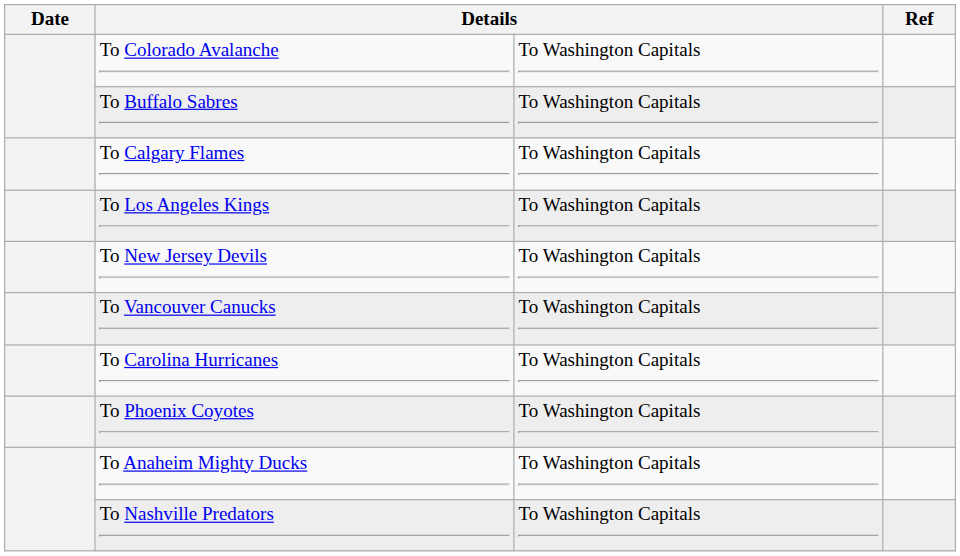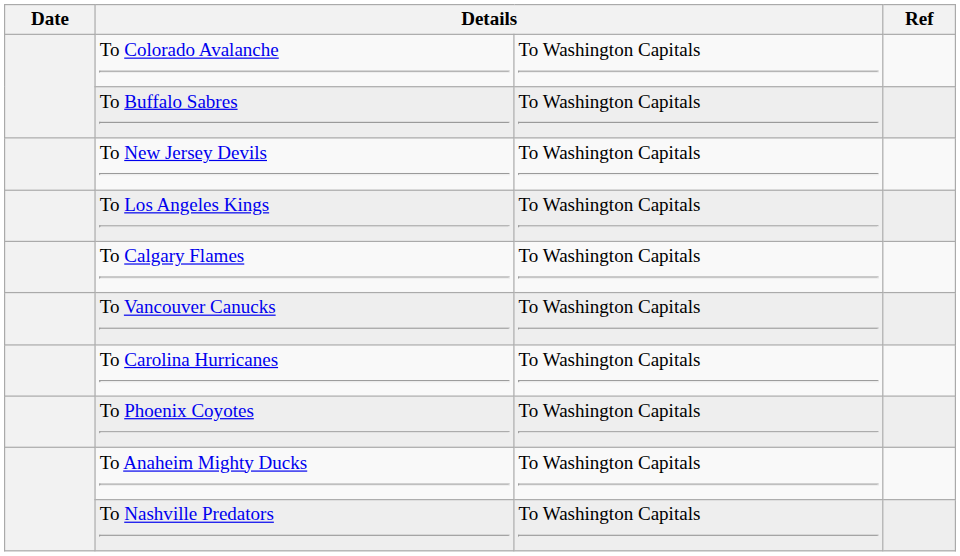rows swapped: (305, 159) <-> (305, 262)
